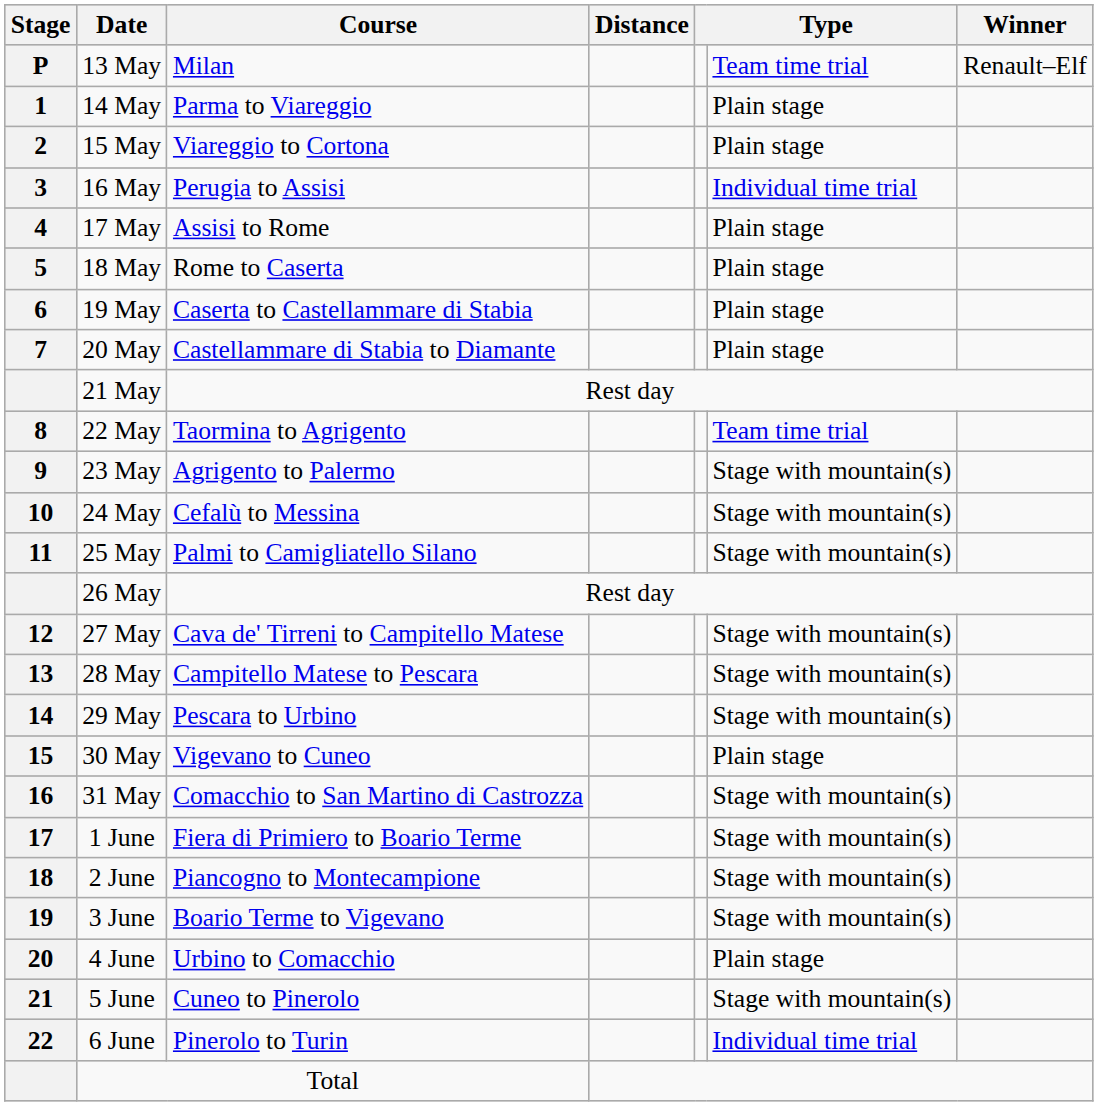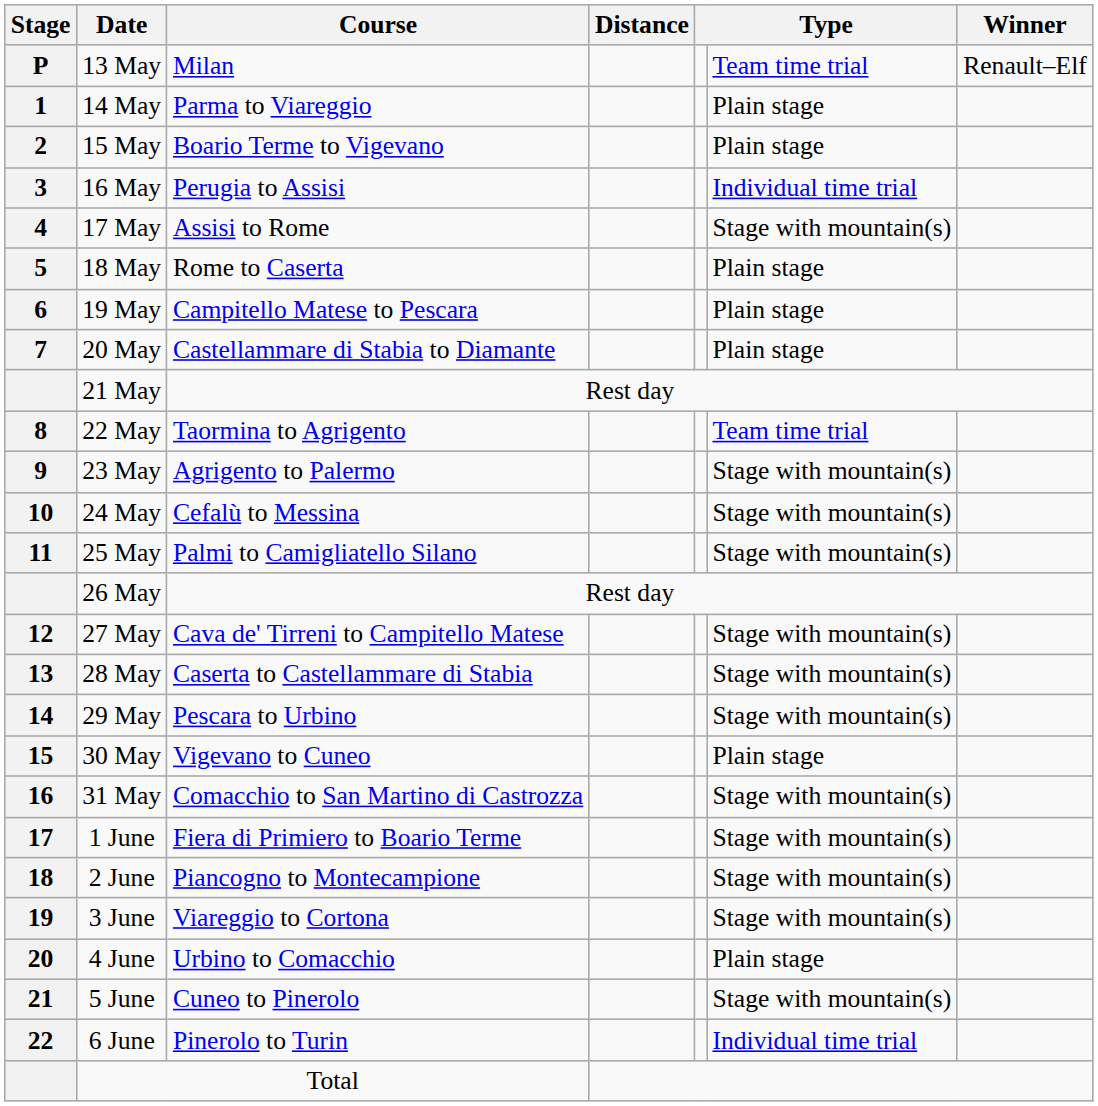(281, 146) Viareggio to Cortona -> (308, 146) Boario Terme to Vigevano
(768, 227) Plain stage -> (832, 227) Stage with mountain(s)
(353, 308) Caserta to Castellammare di Stabia -> (325, 308) Campitello Matese to Pescara
(325, 674) Campitello Matese to Pescara -> (353, 674) Caserta to Castellammare di Stabia
(308, 918) Boario Terme to Vigevano -> (281, 918) Viareggio to Cortona
